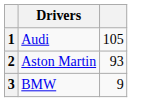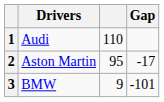+ column: (142, 16)
(113, 39) 105 -> (113, 39) 110
(117, 62) 93 -> (116, 62) 95
